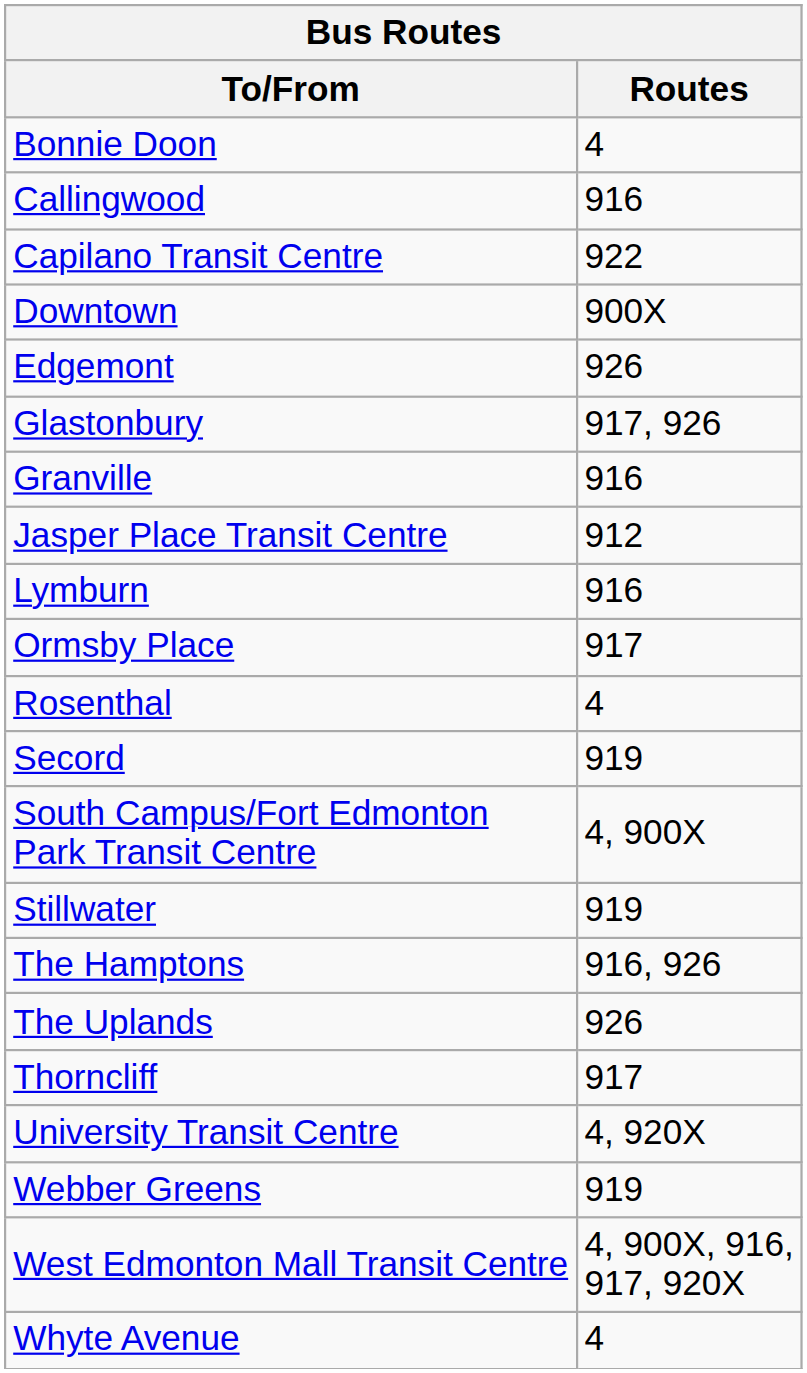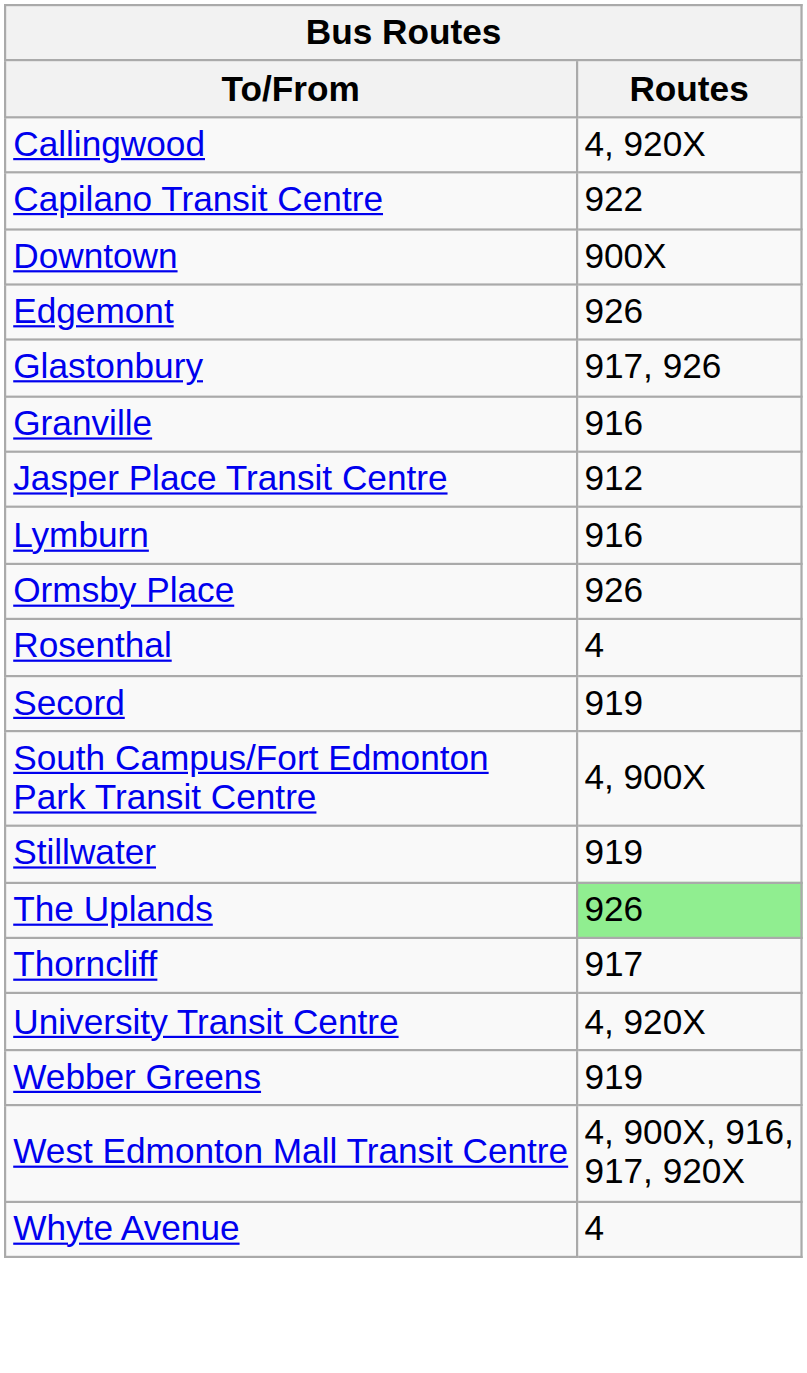- row: (115, 144)
(614, 199) 916 -> (645, 144) 4, 920X
(614, 646) 917 -> (614, 590) 926
- row: (129, 965)
(614, 1021) no background -> (614, 909) lightgreen background
